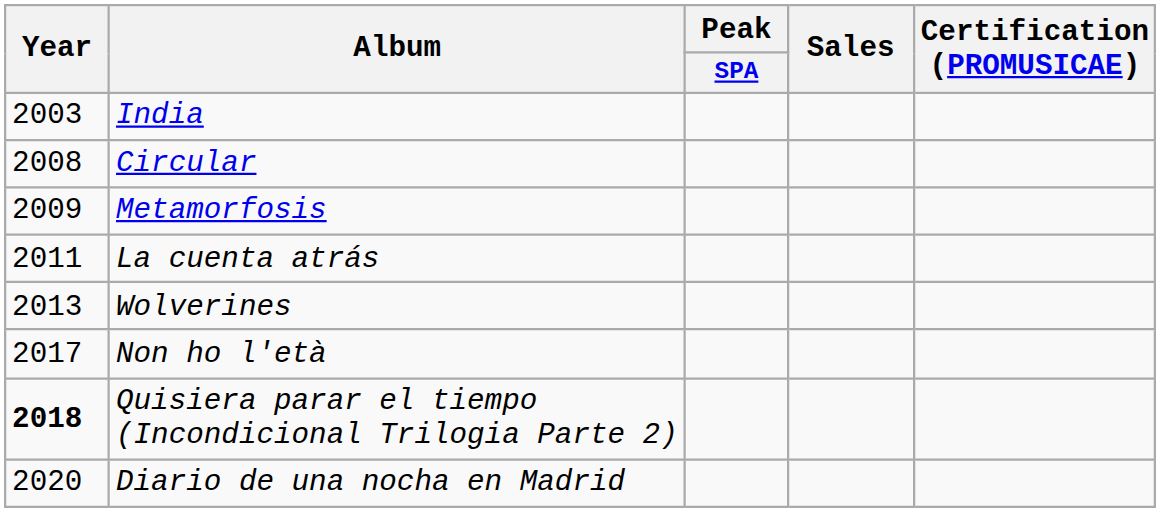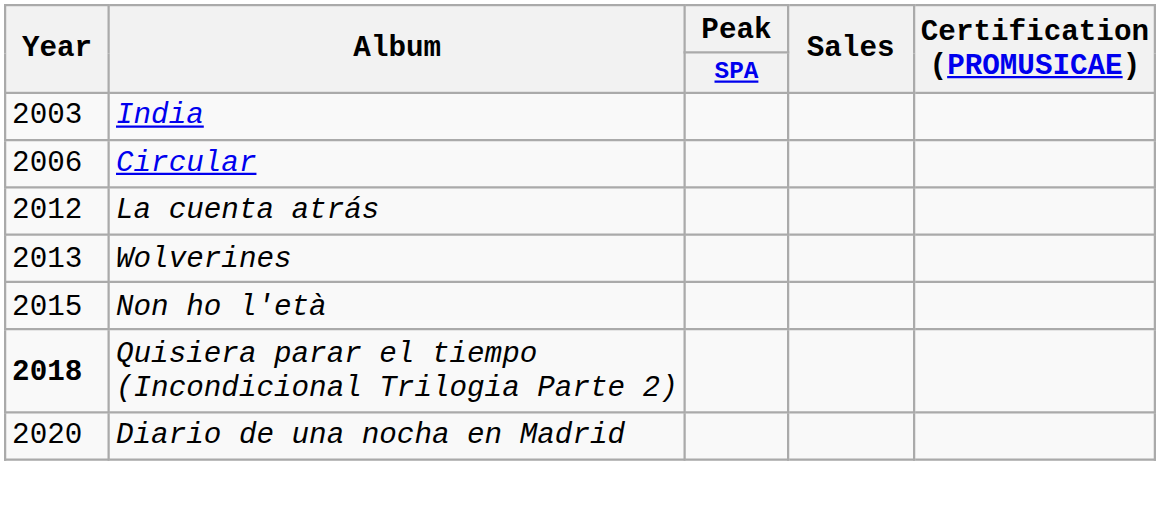(47, 163) 2008 -> (47, 163) 2006
- row: (221, 211)
(47, 259) 2011 -> (47, 211) 2012
(47, 354) 2017 -> (47, 306) 2015
